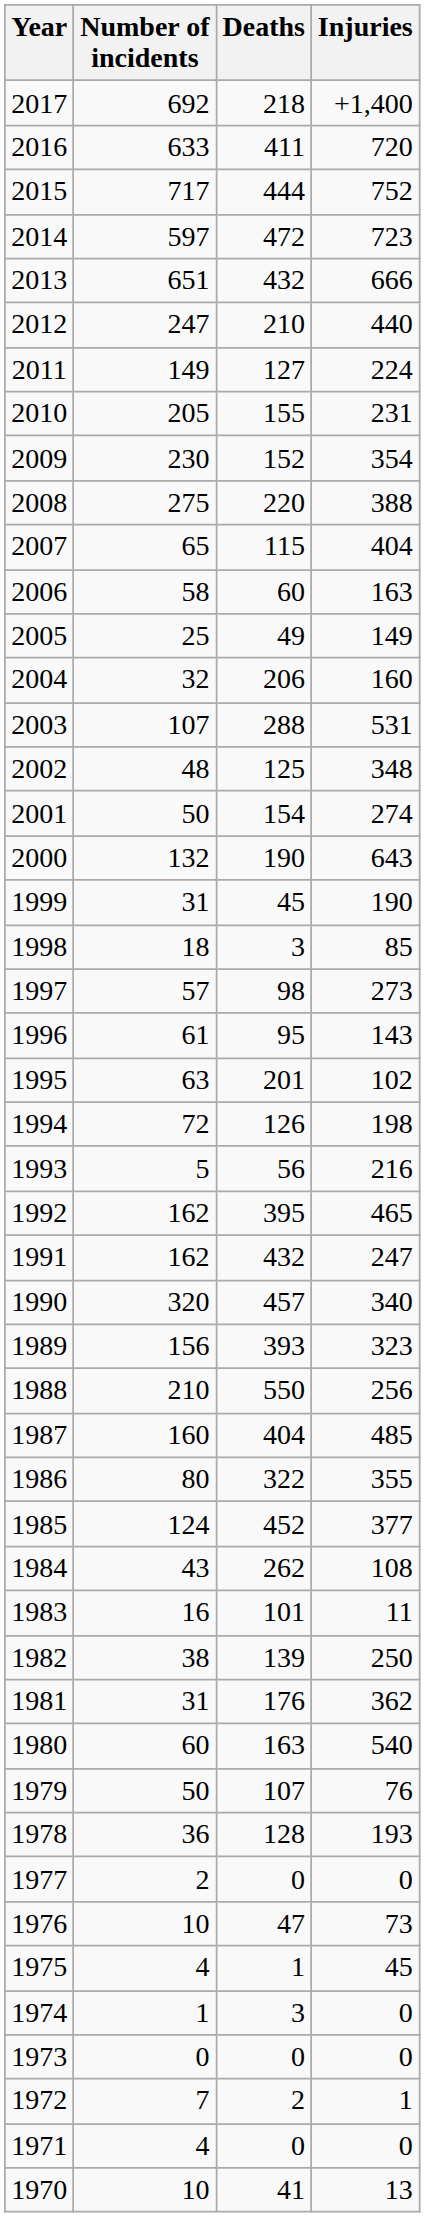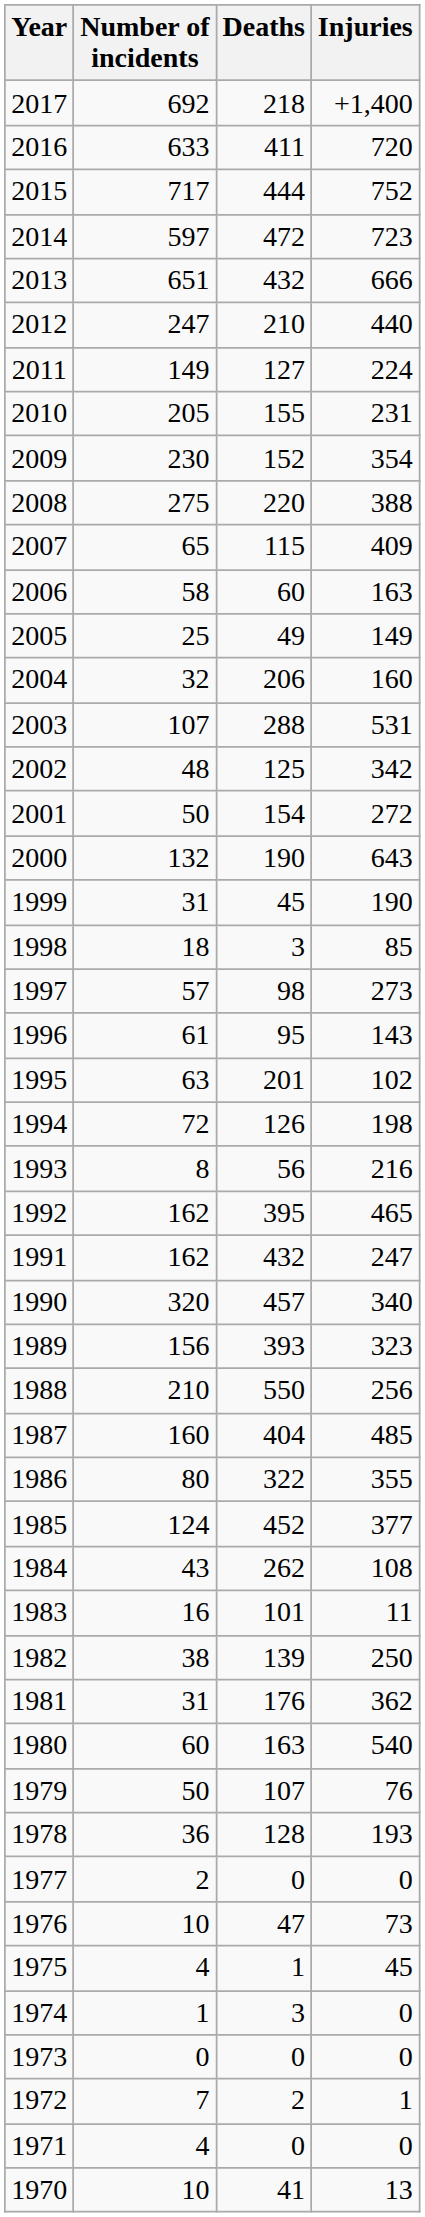(392, 546) 404 -> (392, 546) 409
(392, 768) 348 -> (392, 768) 342
(392, 813) 274 -> (392, 813) 272
(203, 1168) 5 -> (203, 1168) 8
